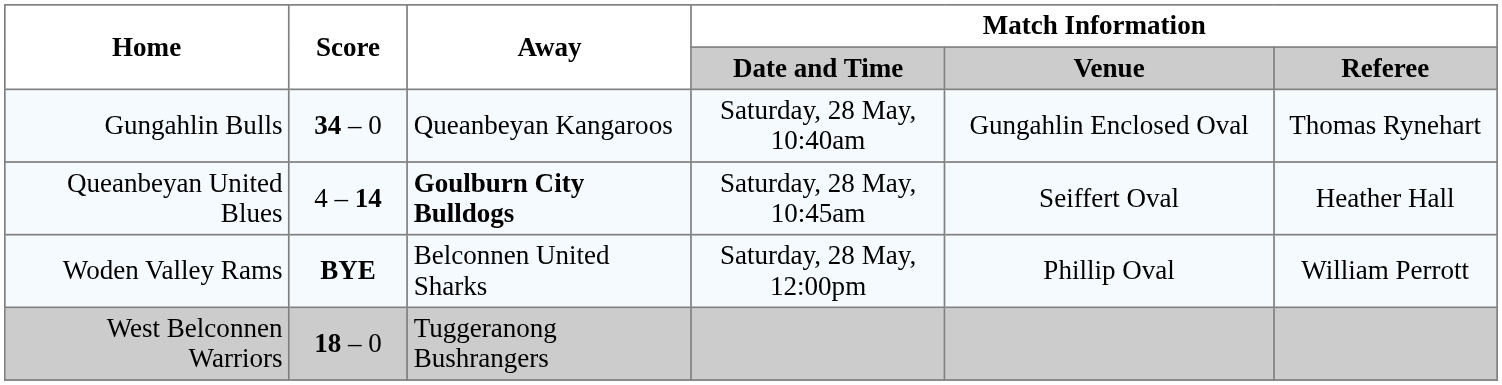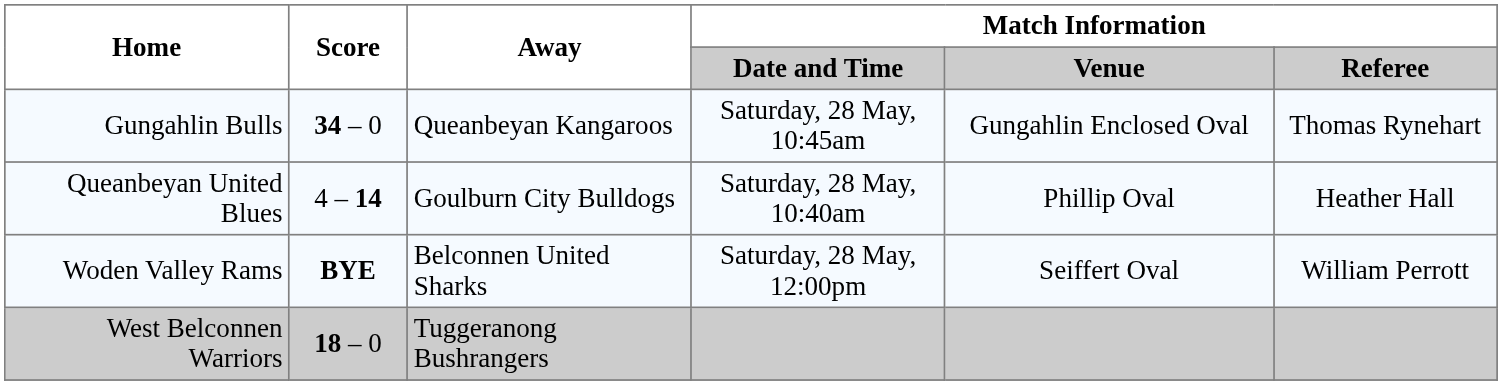(818, 125) Saturday, 28 May, 10:40am -> (818, 125) Saturday, 28 May, 10:45am
(499, 198) bold -> (544, 198) normal
(818, 198) Saturday, 28 May, 10:45am -> (818, 198) Saturday, 28 May, 10:40am
(1109, 198) Seiffert Oval -> (1109, 198) Phillip Oval
(1109, 270) Phillip Oval -> (1109, 270) Seiffert Oval
